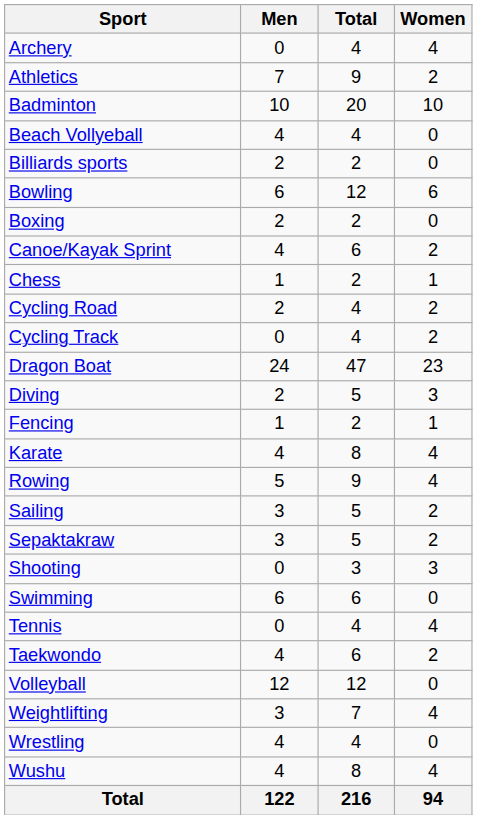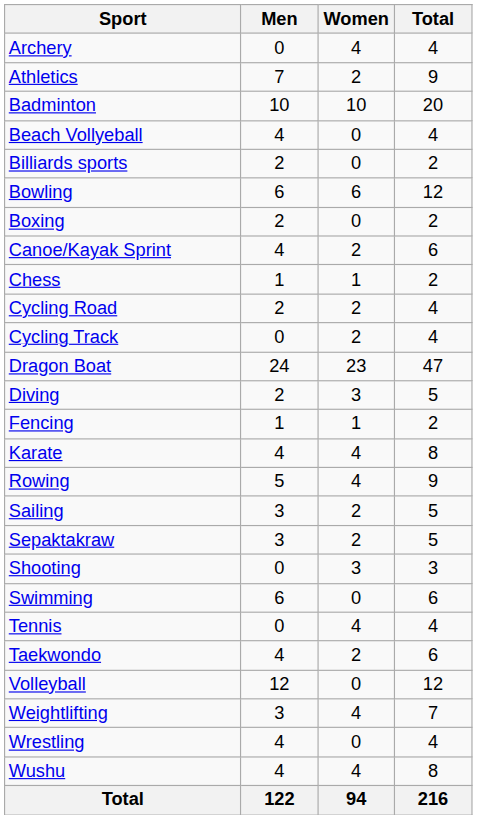columns swapped: (433, 18) <-> (356, 18)
